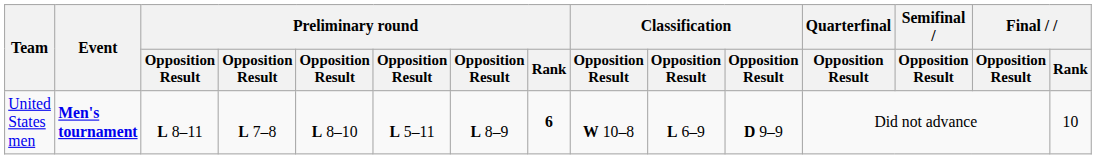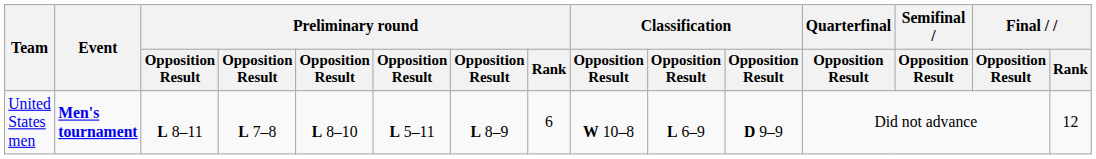(549, 122) bold -> (549, 122) normal
(1070, 122) 10 -> (1070, 122) 12
